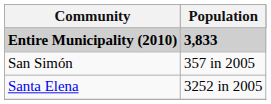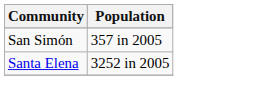- row: (92, 39)
